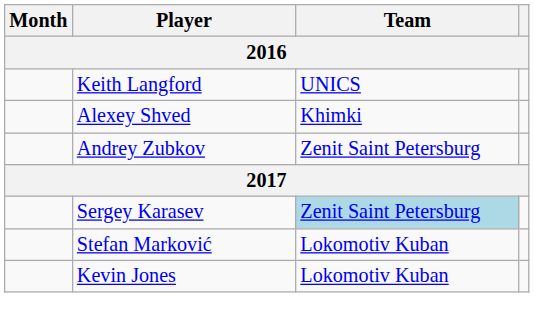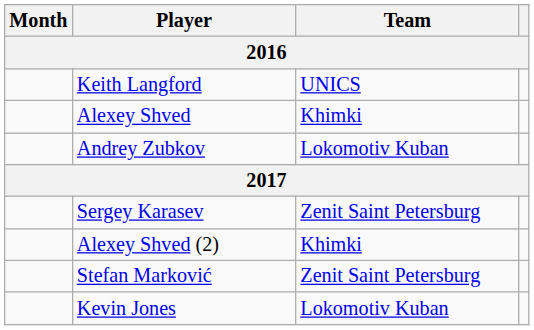(390, 148) Zenit Saint Petersburg -> (375, 148) Lokomotiv Kuban
(390, 212) lightblue background -> (390, 212) no background
+ row: (148, 244)
(375, 244) Lokomotiv Kuban -> (390, 276) Zenit Saint Petersburg
